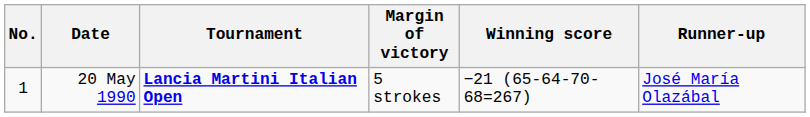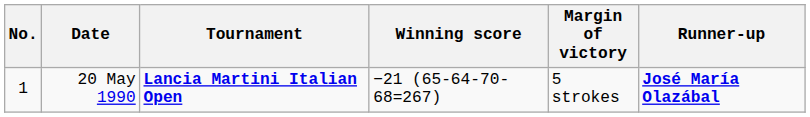columns swapped: (549, 36) <-> (415, 36)
(691, 90) normal -> (691, 90) bold
